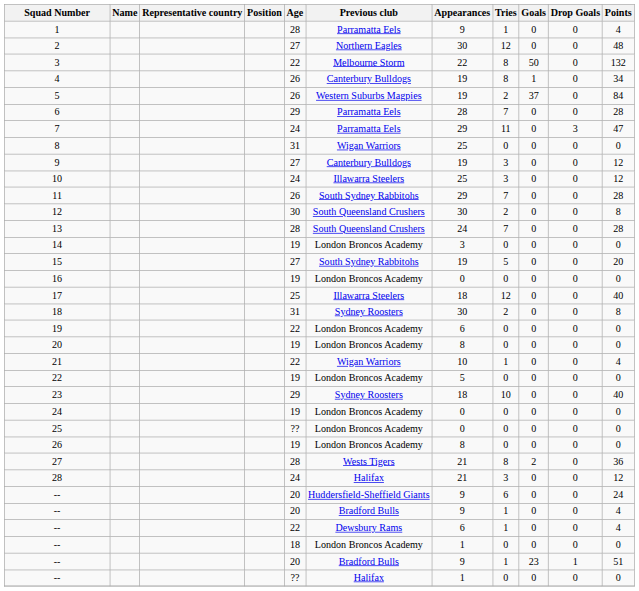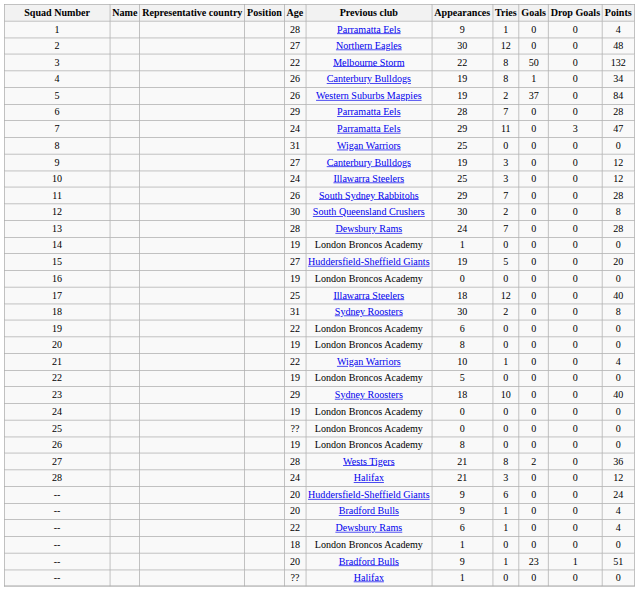(369, 229) South Queensland Crushers -> (369, 229) Dewsbury Rams
(462, 245) 3 -> (462, 245) 1
(369, 262) South Sydney Rabbitohs -> (369, 262) Huddersfield-Sheffield Giants
